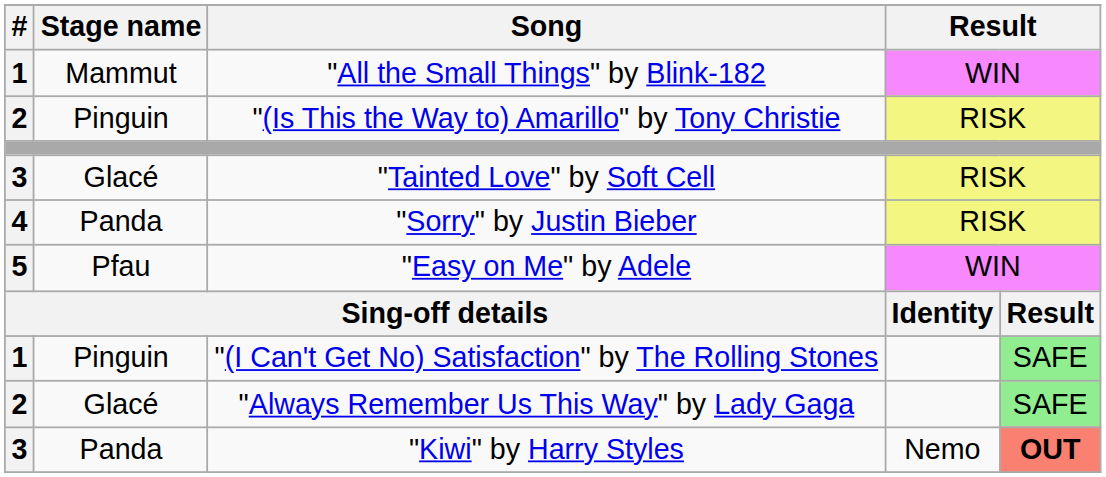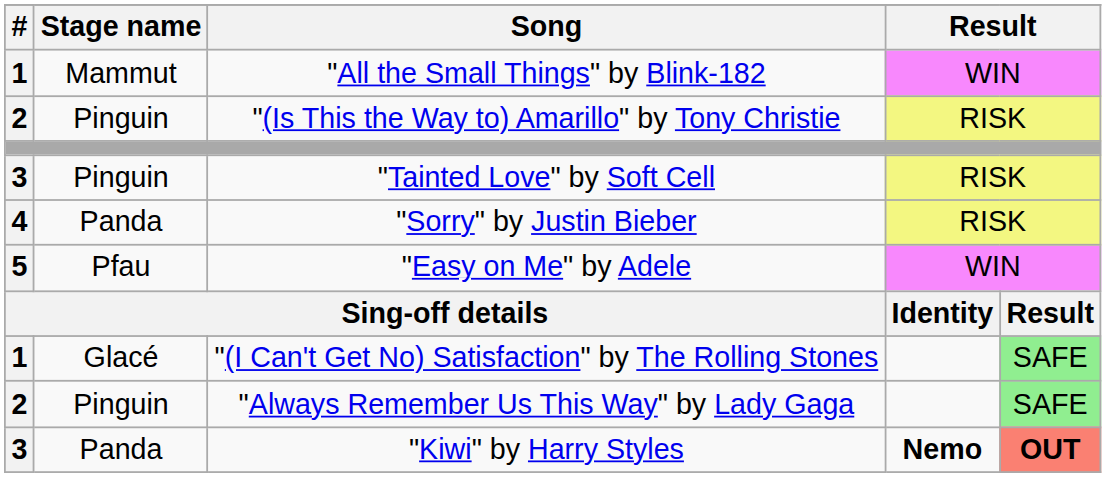(121, 176) Glacé -> (121, 176) Pinguin
(121, 358) Pinguin -> (121, 358) Glacé
(121, 403) Glacé -> (121, 403) Pinguin
(942, 449) normal -> (942, 449) bold
